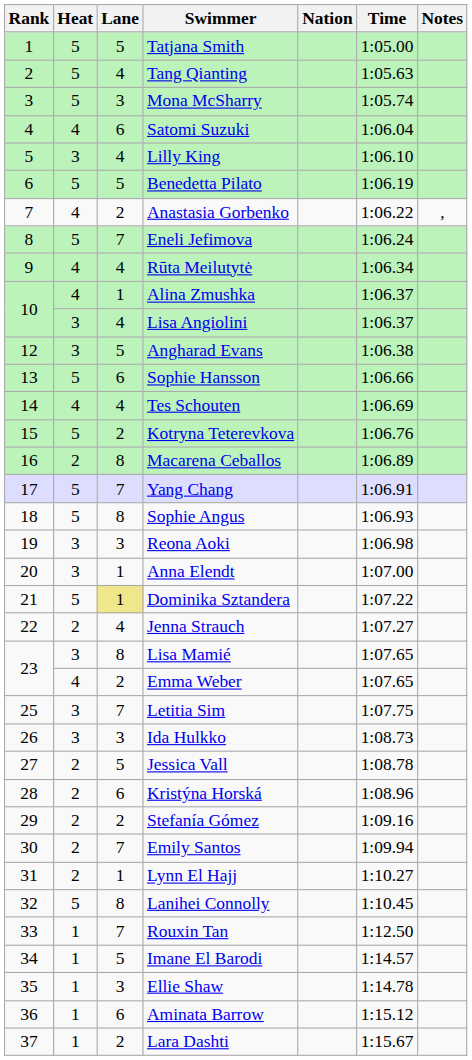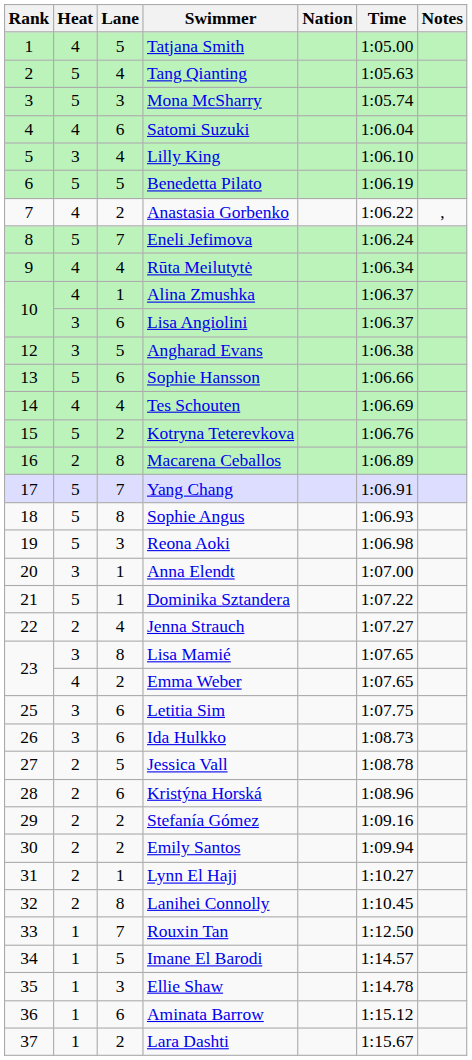(75, 45) 5 -> (75, 45) 4
(120, 322) 4 -> (120, 322) 6
(75, 543) 3 -> (75, 543) 5
(120, 599) khaki background -> (120, 599) no background
(120, 709) 7 -> (120, 709) 6
(120, 737) 3 -> (120, 737) 6
(120, 848) 7 -> (120, 848) 2
(75, 903) 5 -> (75, 903) 2
